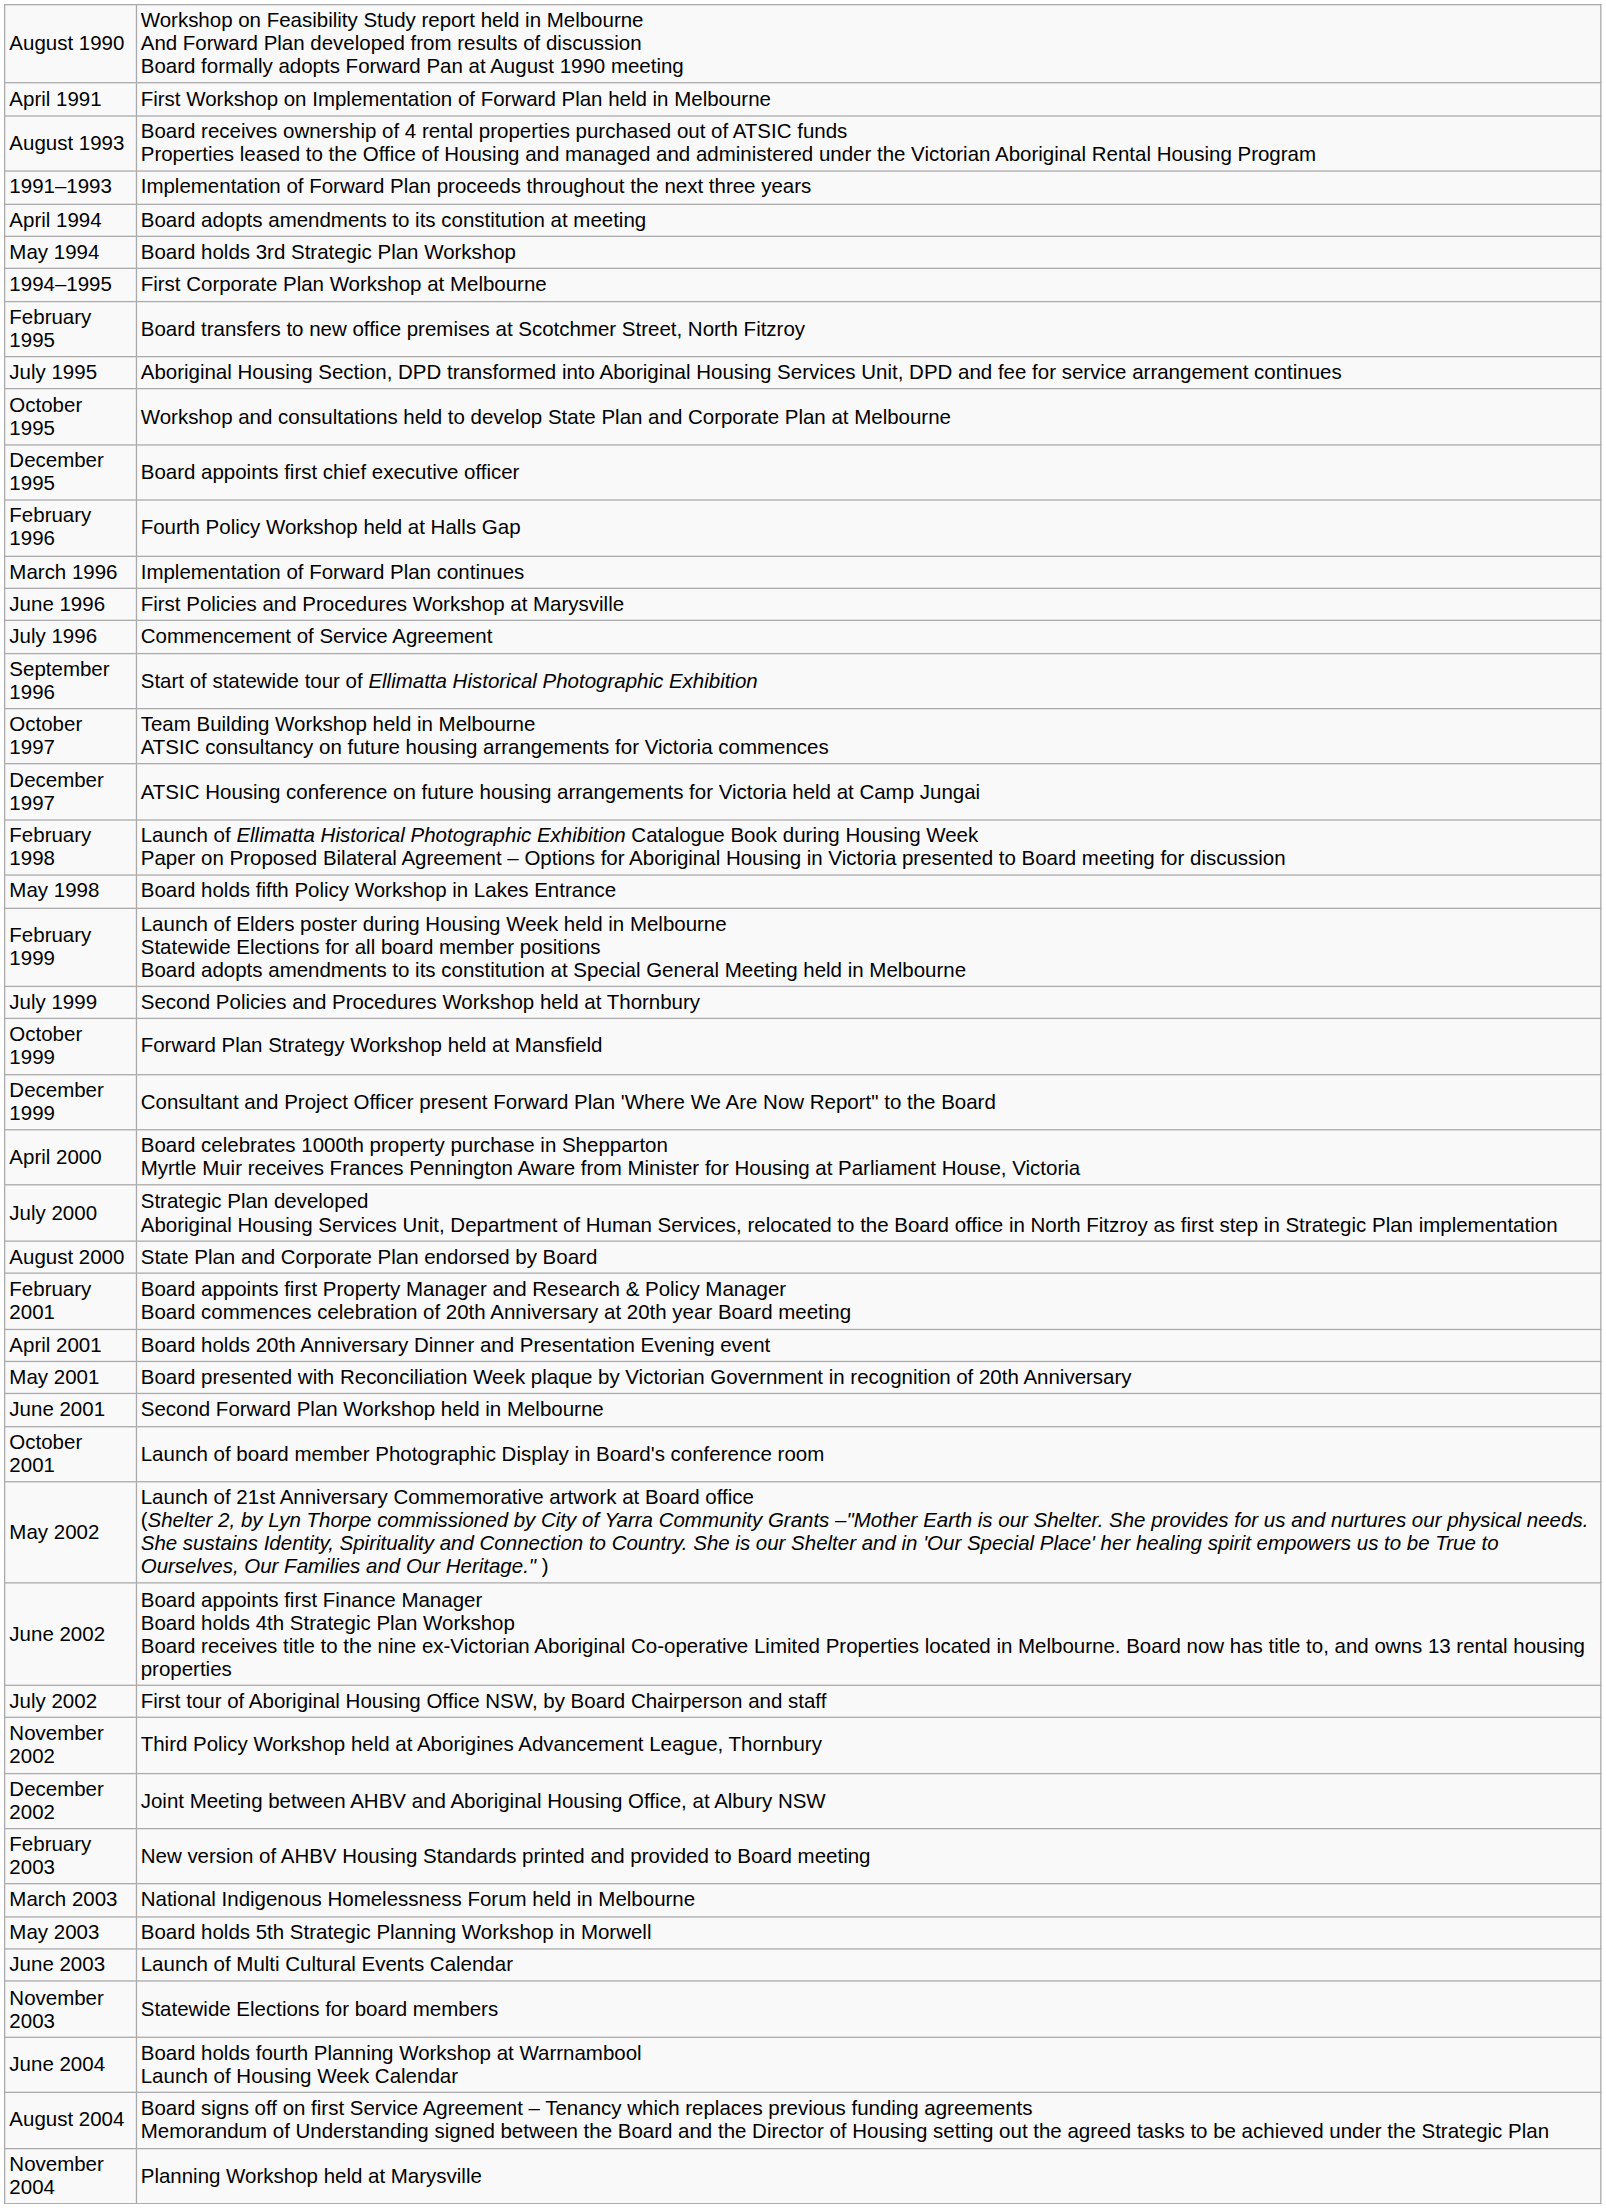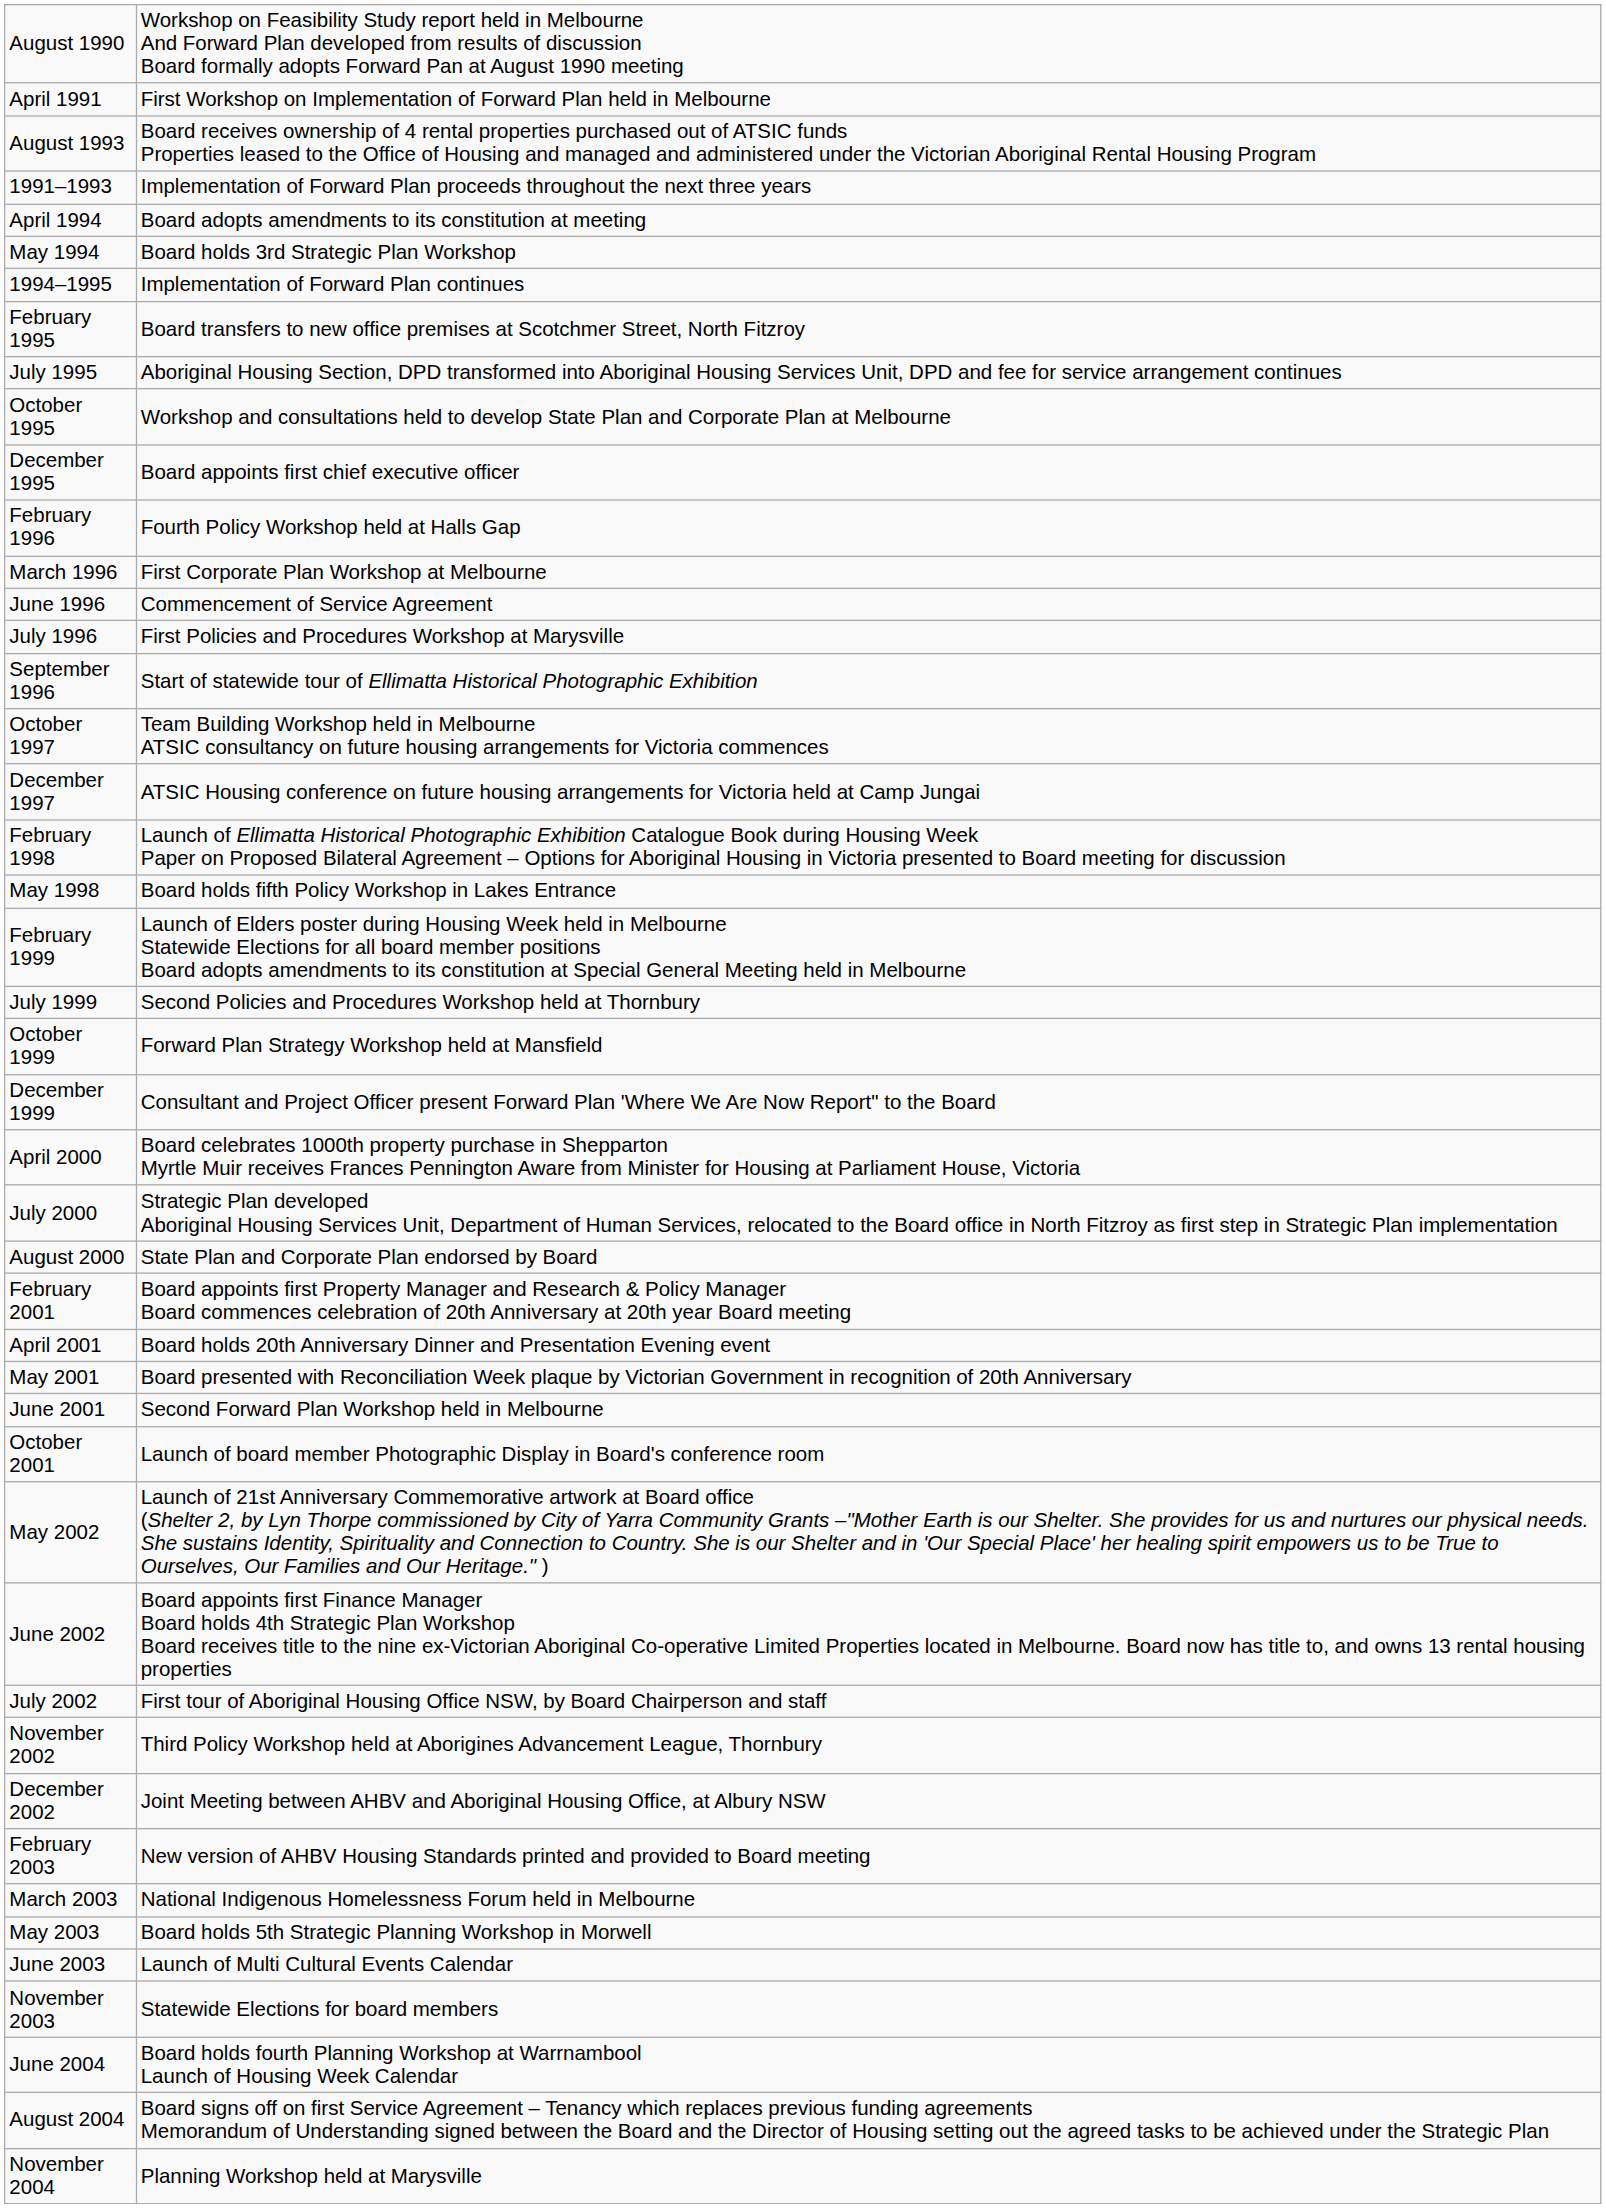(344, 284) First Corporate Plan Workshop at Melbourne -> (333, 284) Implementation of Forward Plan continues
(333, 571) Implementation of Forward Plan continues -> (344, 571) First Corporate Plan Workshop at Melbourne
(382, 604) First Policies and Procedures Workshop at Marysville -> (317, 604) Commencement of Service Agreement
(317, 636) Commencement of Service Agreement -> (382, 636) First Policies and Procedures Workshop at Marysville
